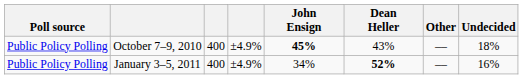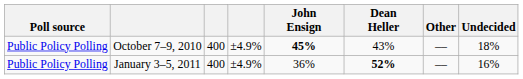(304, 64) 34% -> (304, 64) 36%
